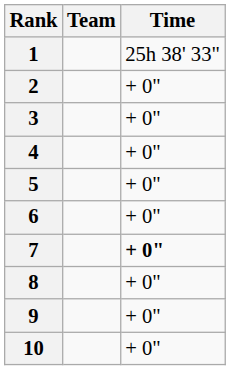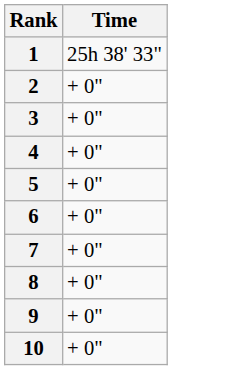- column: (91, 20)
(145, 250) bold -> (85, 250) normal
